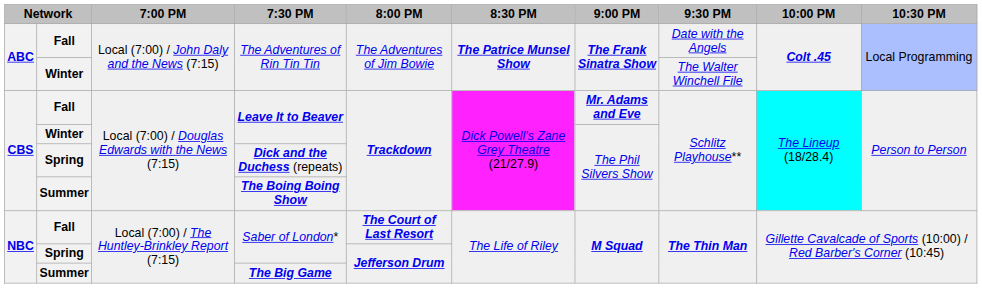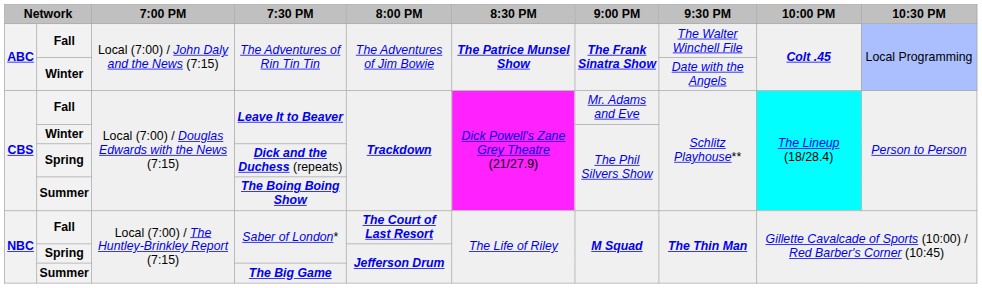(708, 40) Date with the Angels -> (708, 40) The Walter Winchell File
(708, 74) The Walter Winchell File -> (708, 74) Date with the Angels
(617, 107) bold -> (617, 107) normal
